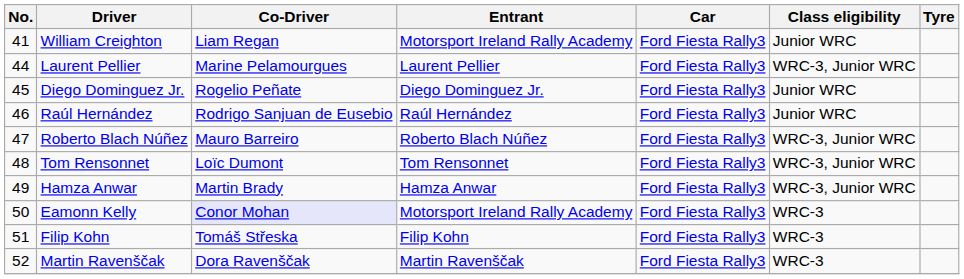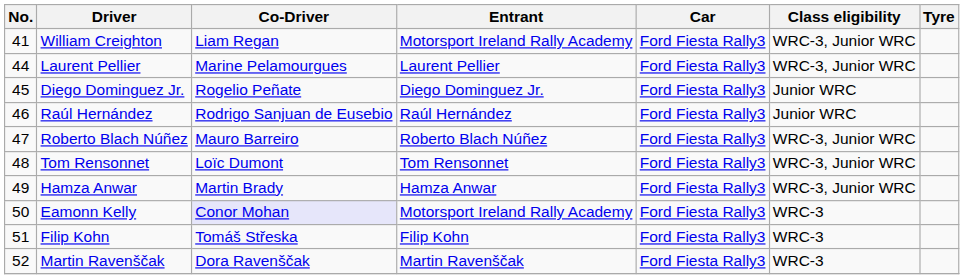(815, 41) Junior WRC -> (844, 41) WRC-3, Junior WRC
